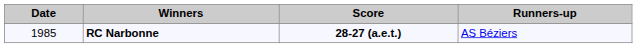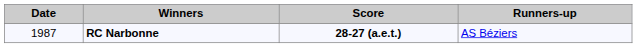(44, 33) 1985 -> (44, 33) 1987
